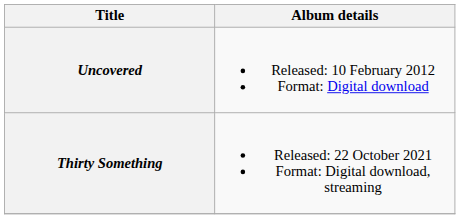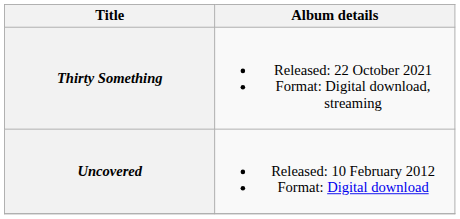rows swapped: (110, 70) <-> (110, 163)
